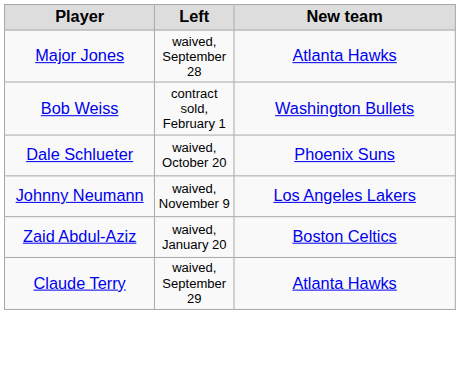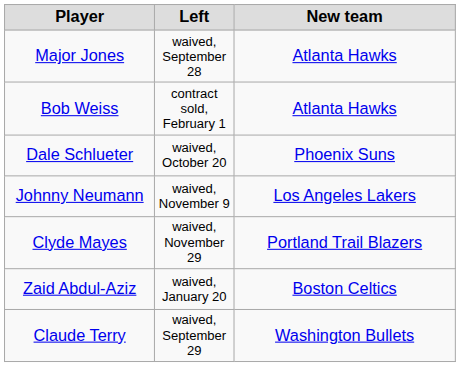(345, 108) Washington Bullets -> (345, 108) Atlanta Hawks
+ row: (80, 242)
(345, 283) Atlanta Hawks -> (345, 335) Washington Bullets
